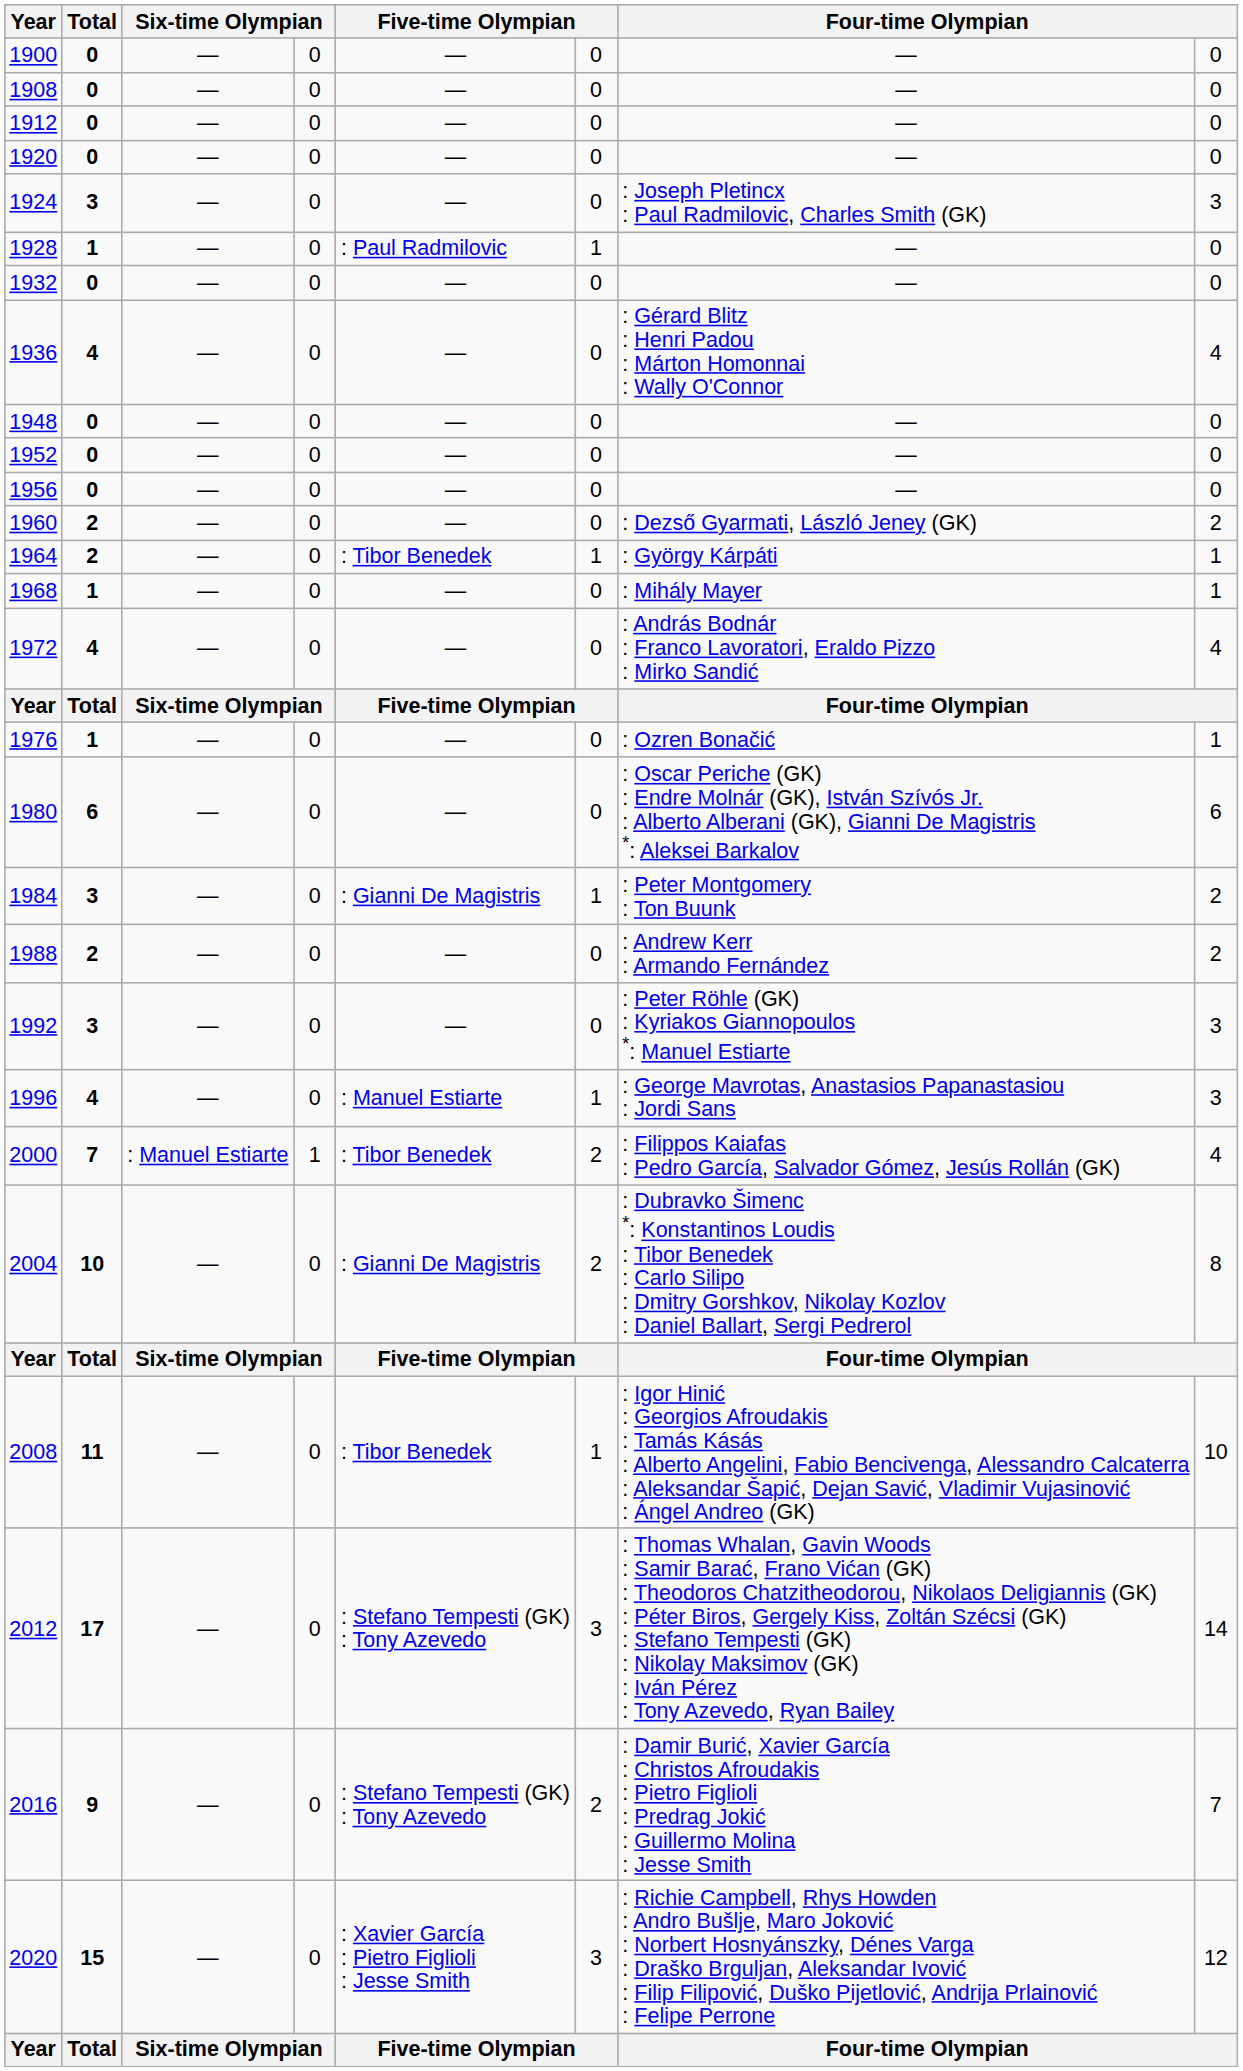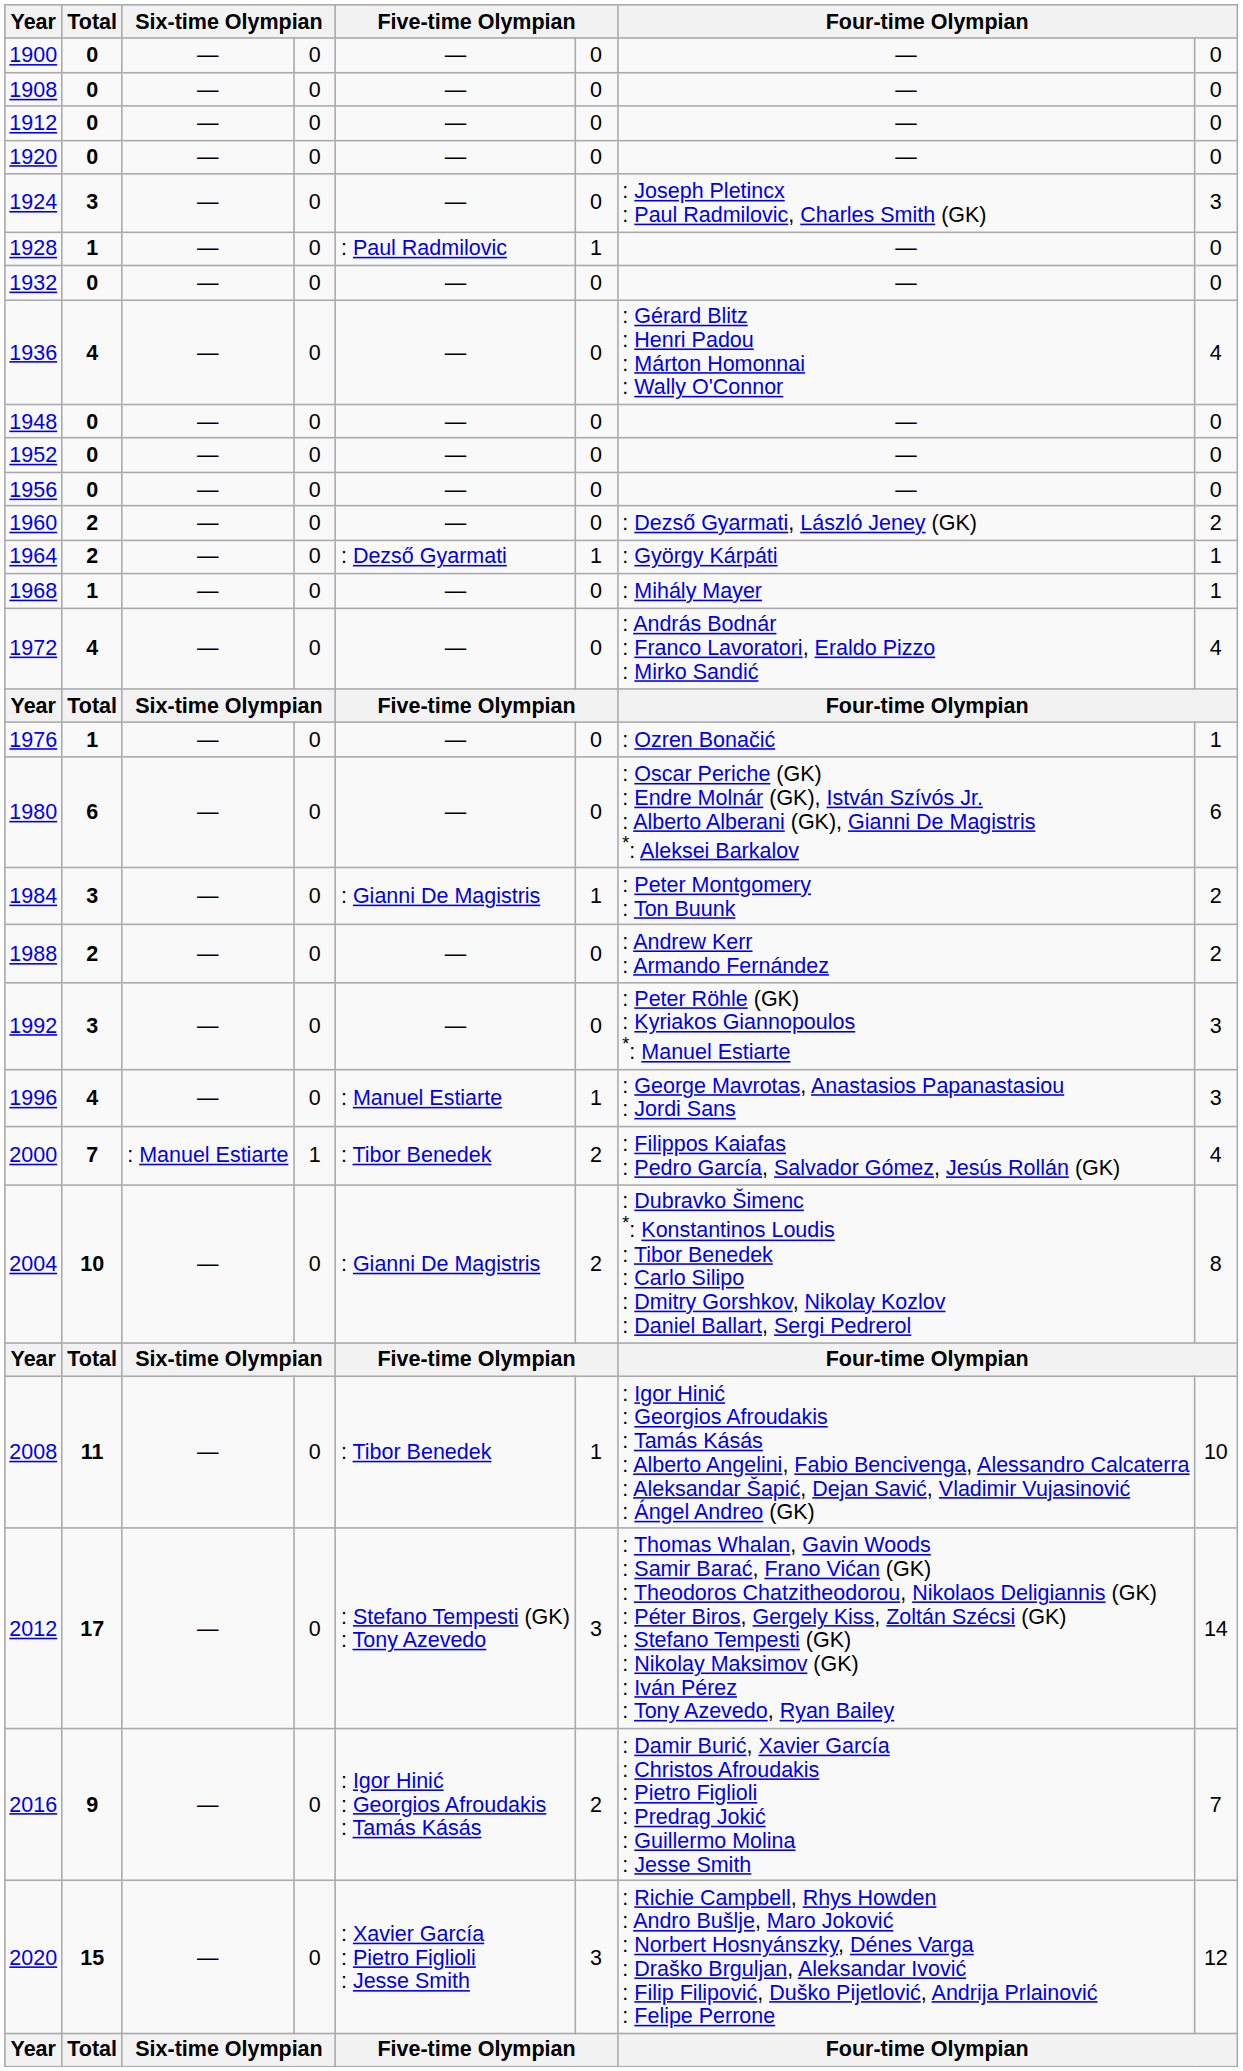(416, 556) : Tibor Benedek -> (424, 556) : Dezső Gyarmati
(455, 1804) : Stefano Tempesti (GK) : Tony Azevedo -> (444, 1804) : Igor Hinić : Georgios Afroudakis : Tamás Kásás
